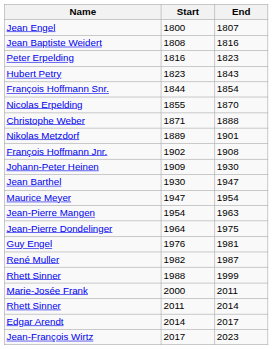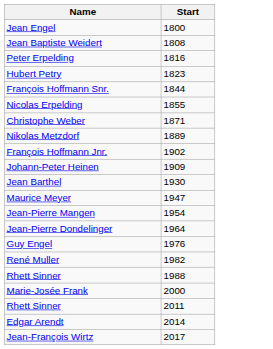- column: (241, 12)
